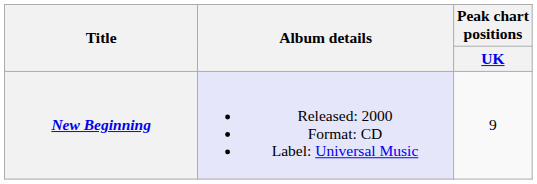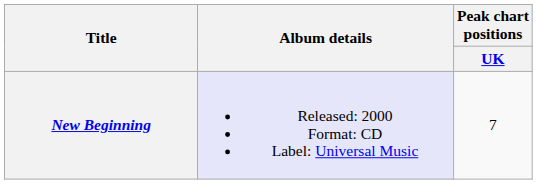(493, 125) 9 -> (493, 125) 7
